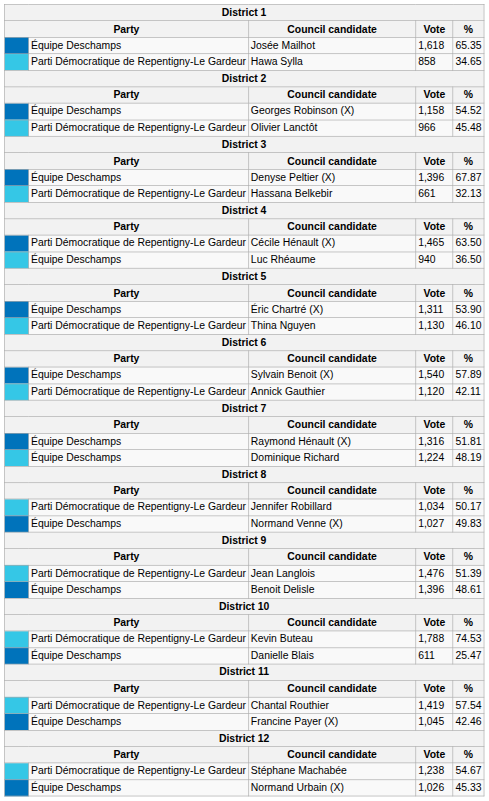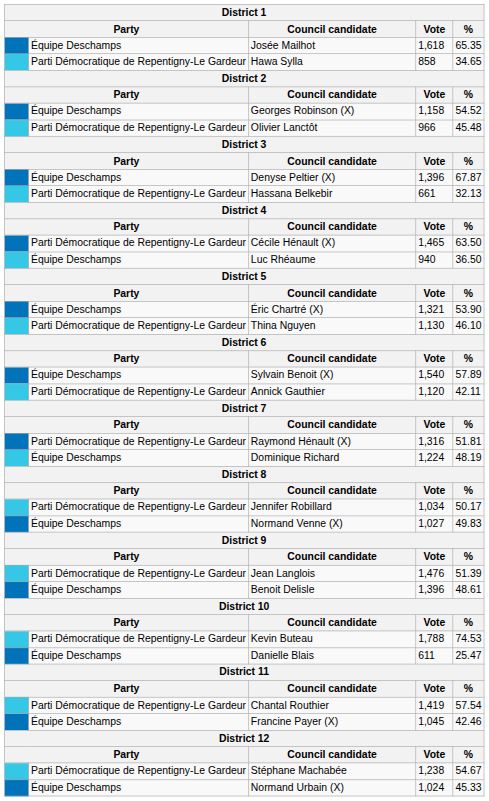(431, 309) 1,311 -> (431, 309) 1,321
(76, 441) Équipe Deschamps -> (139, 441) Parti Démocratique de Repentigny-Le Gardeur
(431, 787) 1,026 -> (431, 787) 1,024
